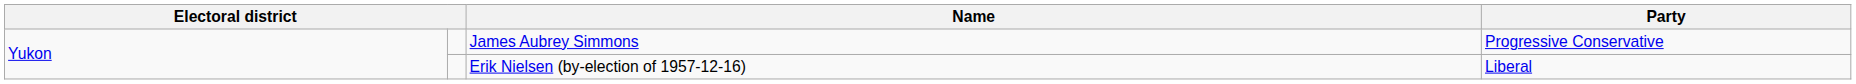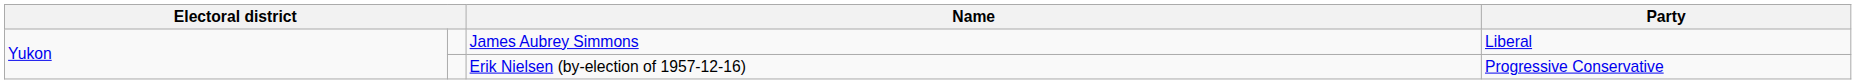(1574, 41) Progressive Conservative -> (1509, 41) Liberal
(1509, 66) Liberal -> (1574, 66) Progressive Conservative
